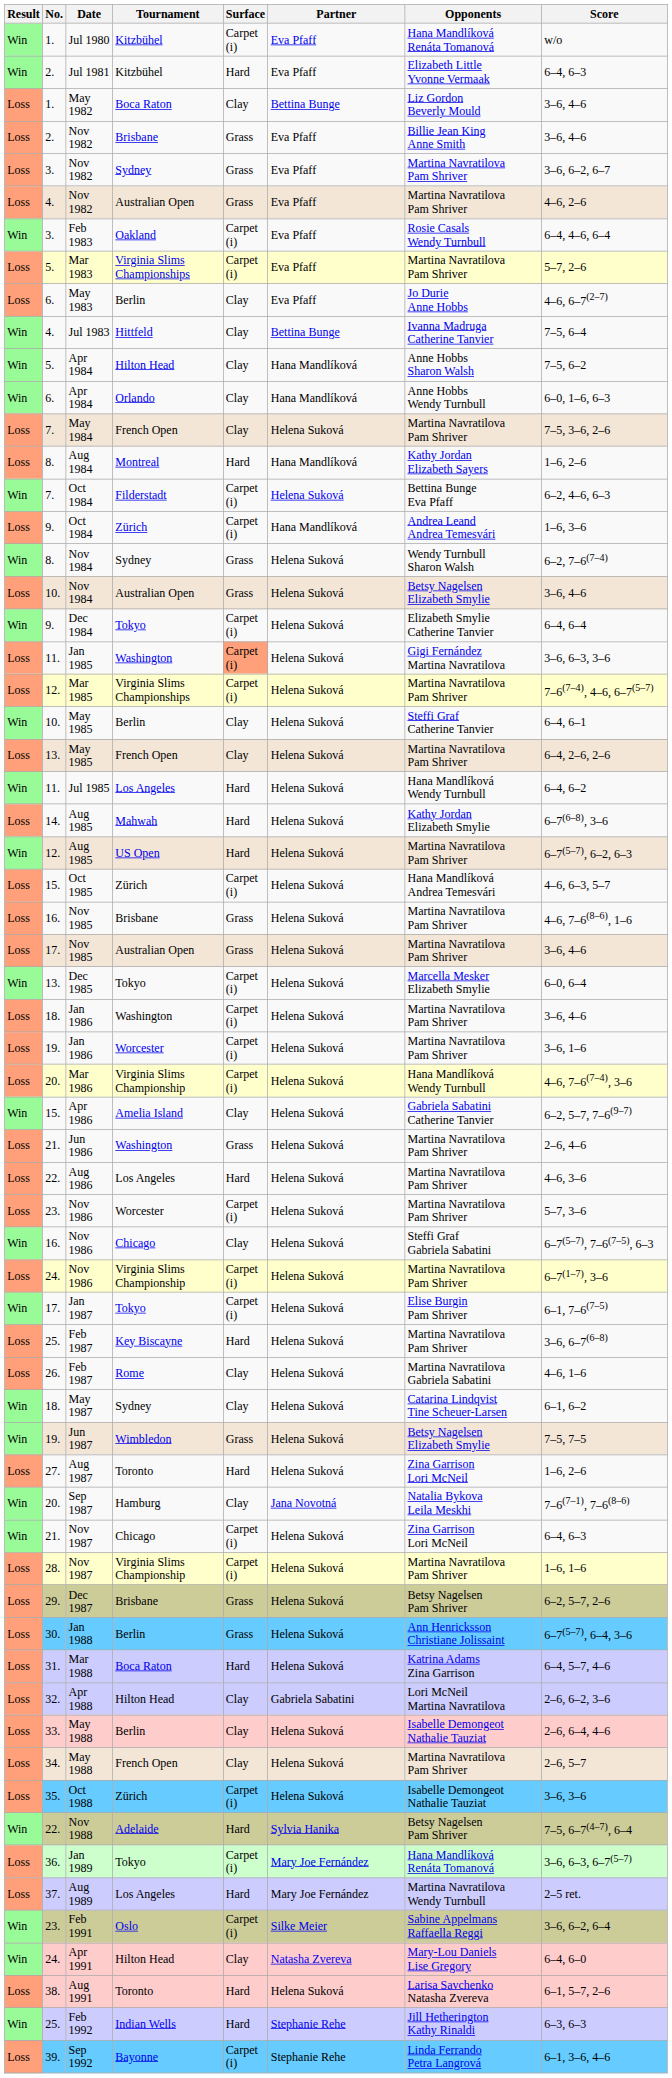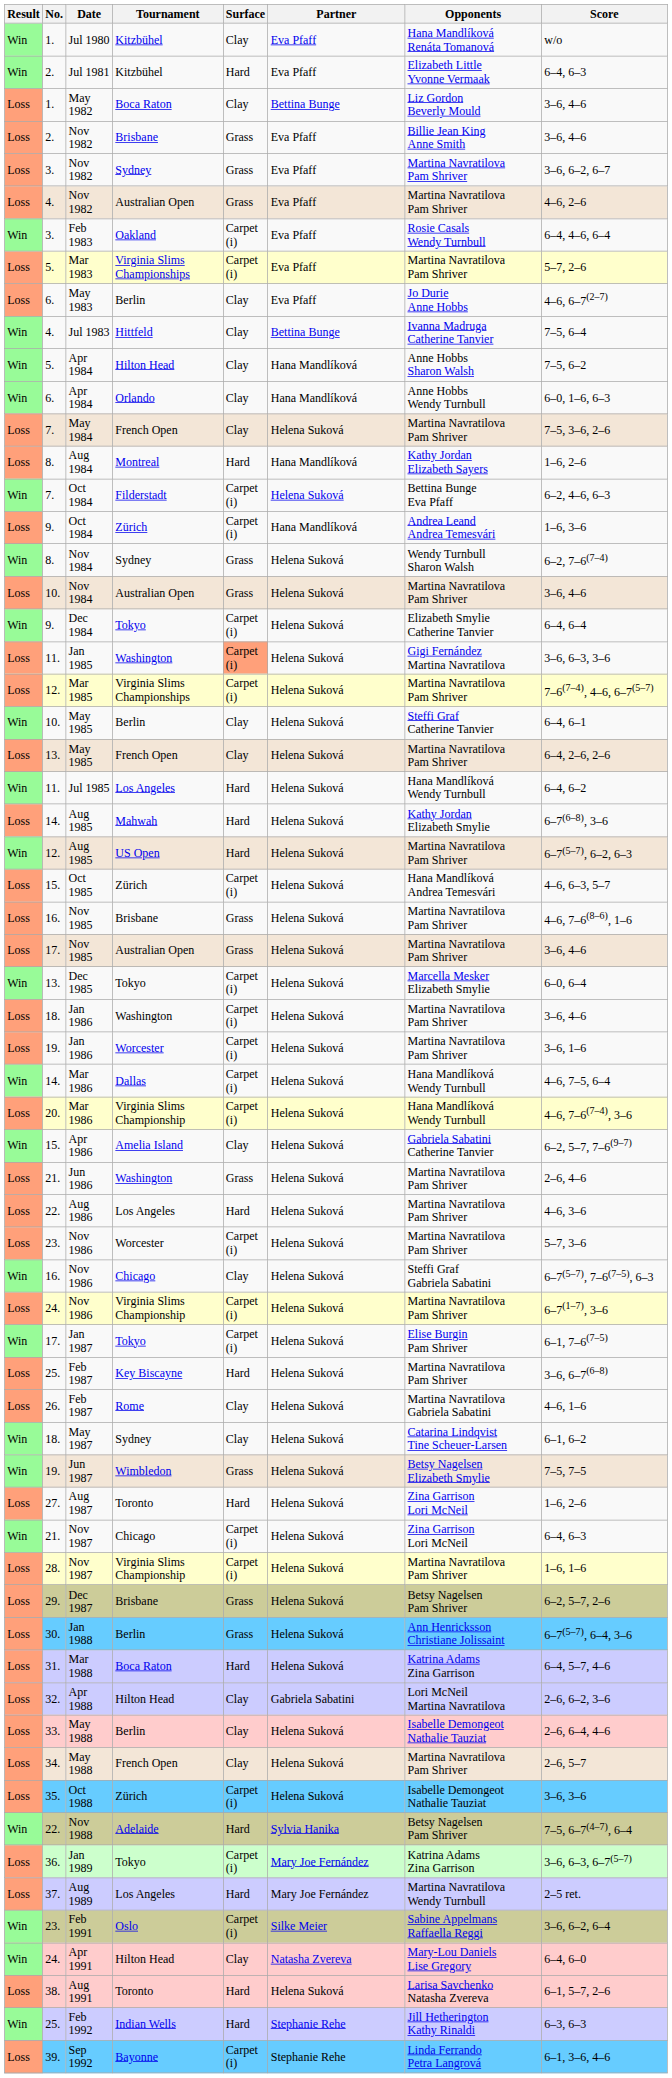(242, 39) Carpet (i) -> (237, 39) Clay
(449, 592) Betsy Nagelsen Elizabeth Smylie -> (456, 592) Martina Navratilova Pam Shriver
+ row: (53, 1080)
- row: (53, 1503)
(451, 1861) Hana Mandlíková Renáta Tomanová -> (444, 1861) Katrina Adams Zina Garrison
